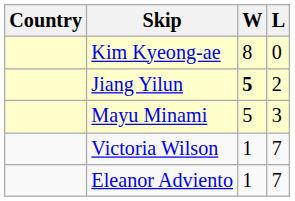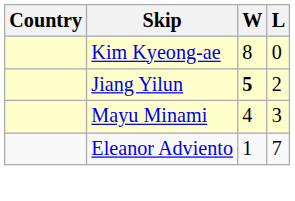(247, 116) 5 -> (247, 116) 4
- row: (155, 148)
